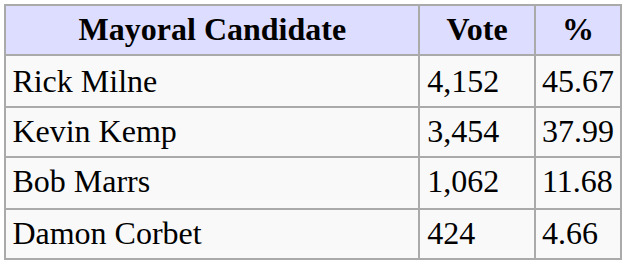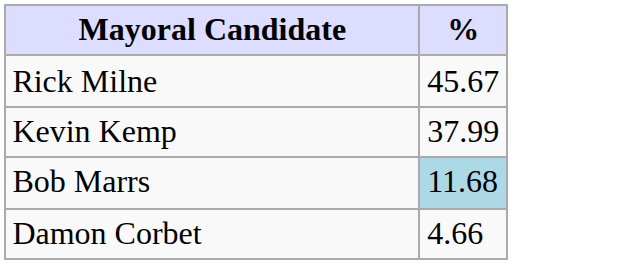- column: (477, 29)
(577, 182) no background -> (463, 182) lightblue background
